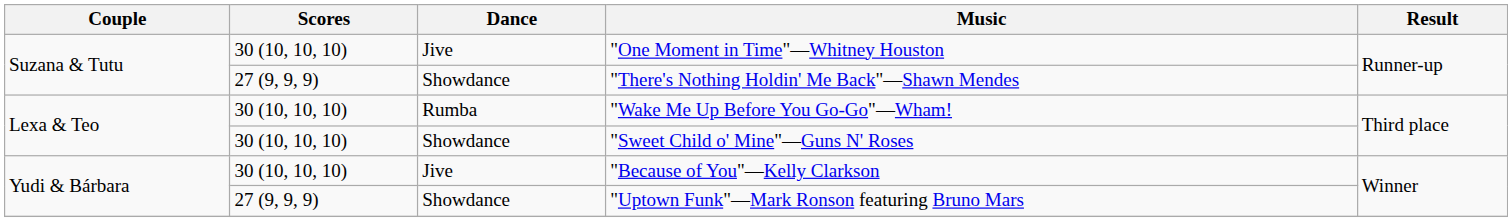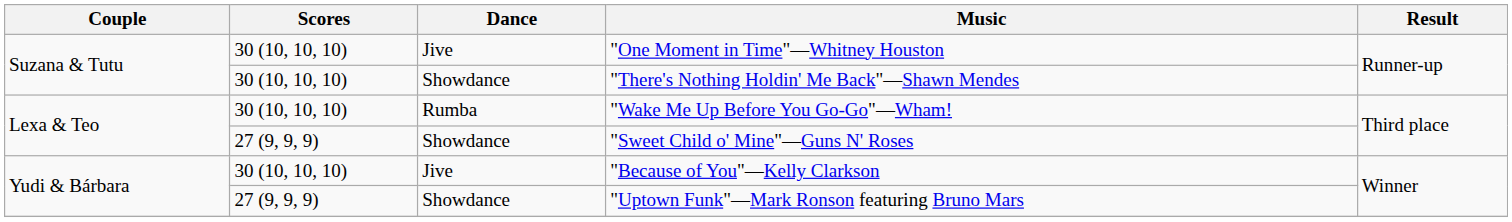(276, 79) 27 (9, 9, 9) -> (291, 79) 30 (10, 10, 10)
(291, 140) 30 (10, 10, 10) -> (276, 140) 27 (9, 9, 9)
